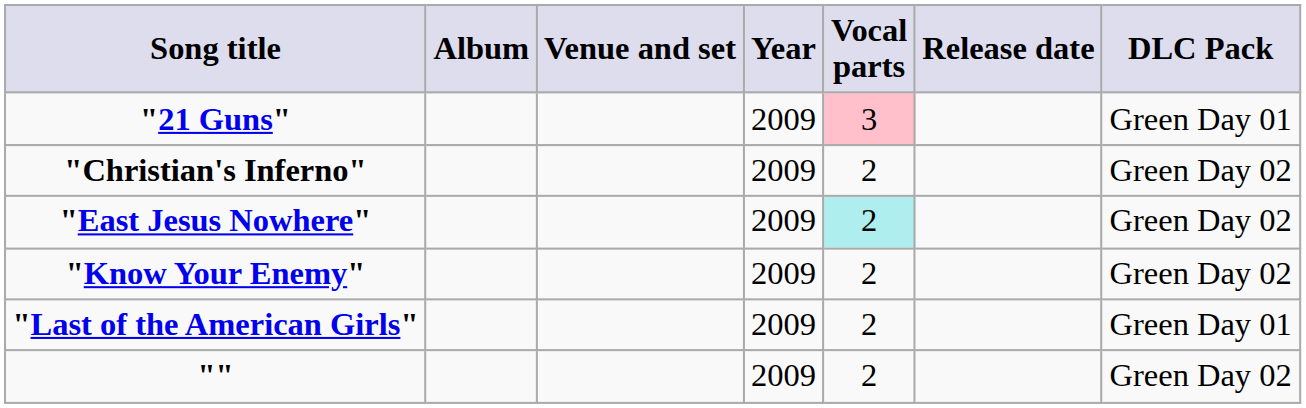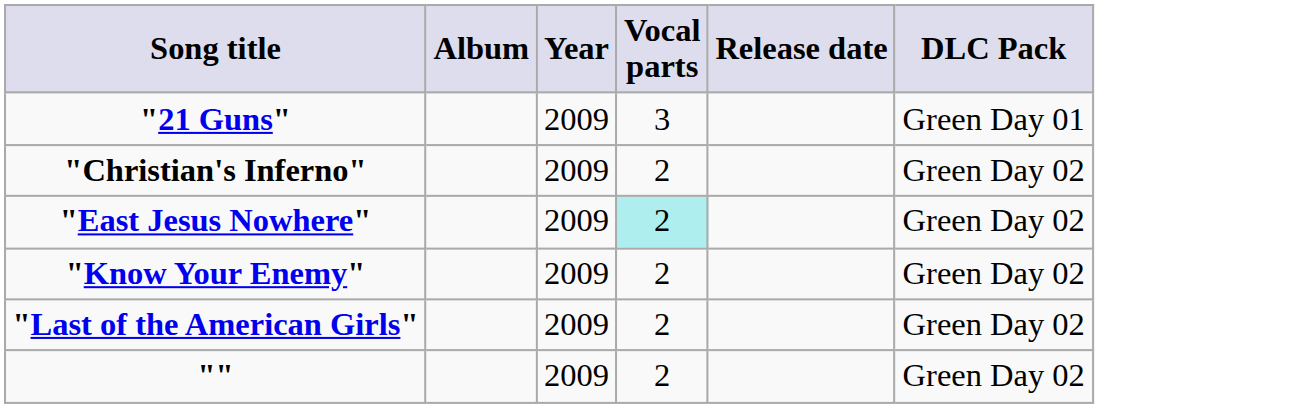- column: (640, 48)
(869, 118) pink background -> (662, 118) no background
(1201, 324) Green Day 01 -> (994, 324) Green Day 02
